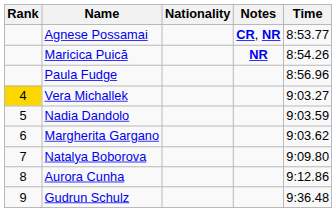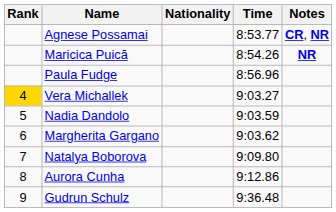columns swapped: (308, 14) <-> (258, 14)
